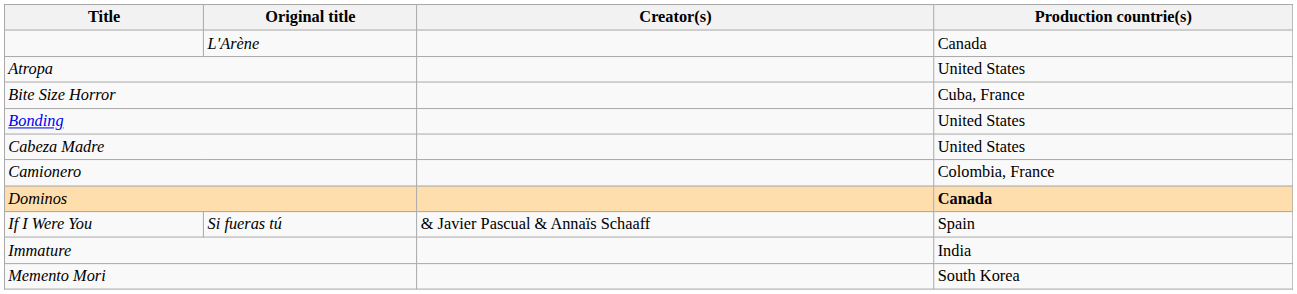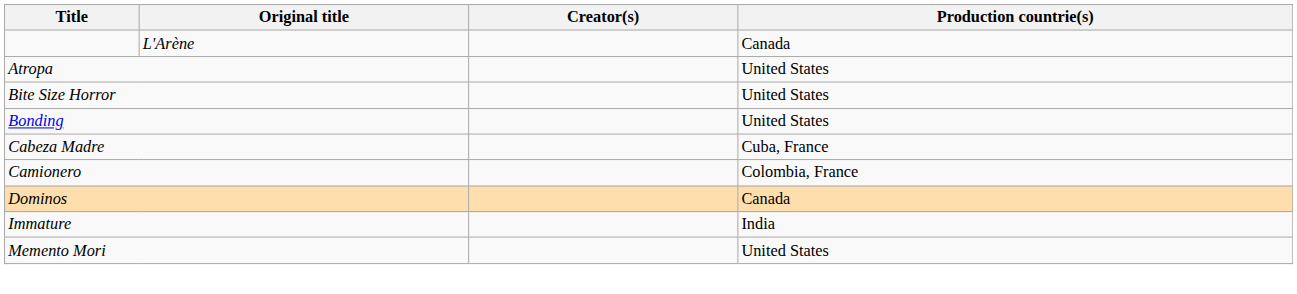(981, 95) Cuba, France -> (785, 95) United States
(981, 146) United States -> (785, 146) Cuba, France
(965, 198) bold -> (766, 198) normal
- row: (50, 224)
(979, 276) South Korea -> (785, 250) United States
